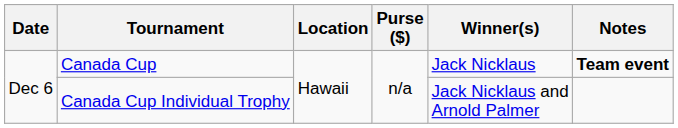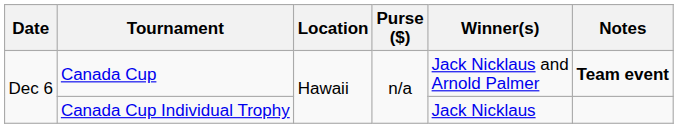(484, 64) Jack Nicklaus -> (500, 74) Jack Nicklaus and Arnold Palmer
(500, 101) Jack Nicklaus and Arnold Palmer -> (484, 110) Jack Nicklaus
